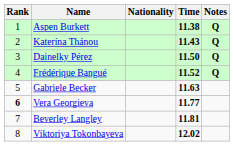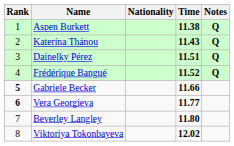(189, 57) 11.50 -> (189, 57) 11.51
(18, 88) normal -> (18, 88) bold
(189, 88) 11.63 -> (189, 88) 11.66
(189, 118) 11.81 -> (189, 118) 11.80
